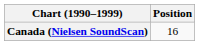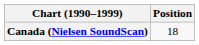(173, 31) 16 -> (173, 31) 18
